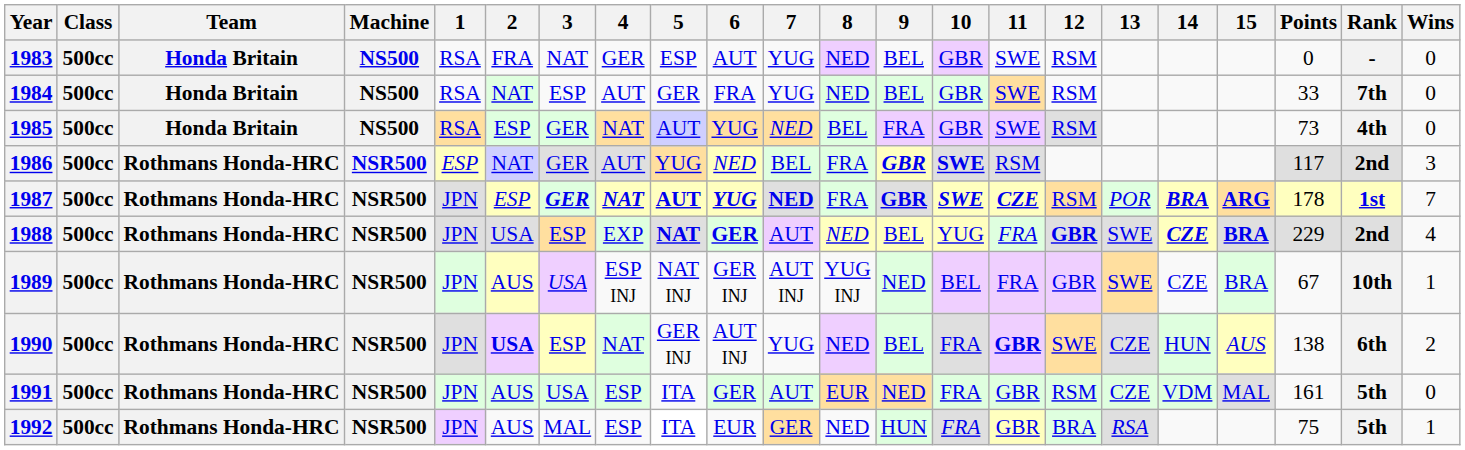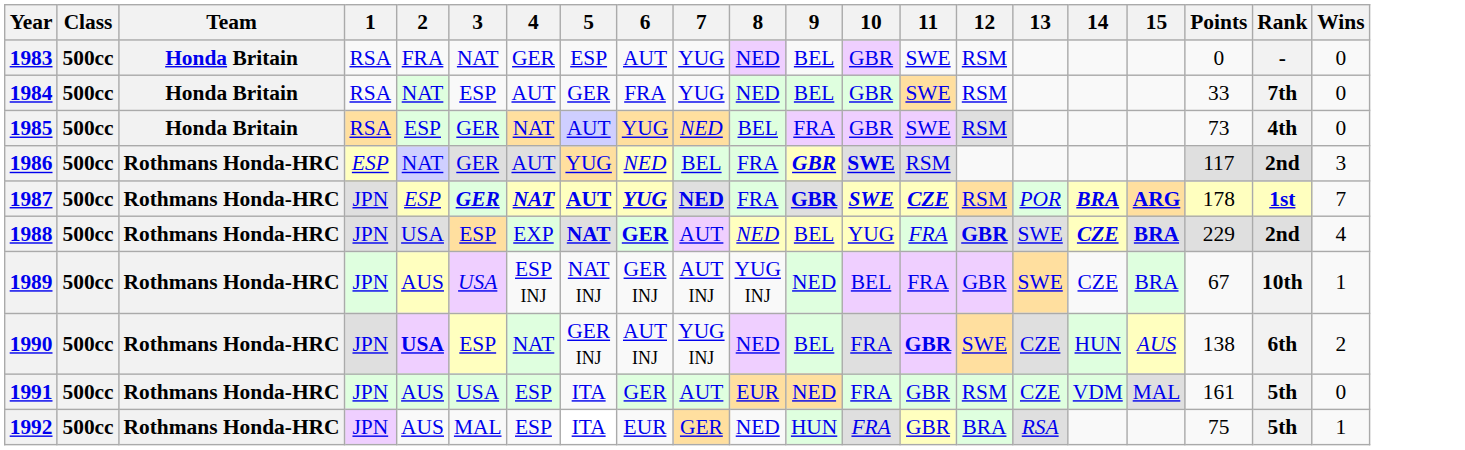- column: (389, 22)
(791, 343) YUG -> (701, 343) YUG INJ
